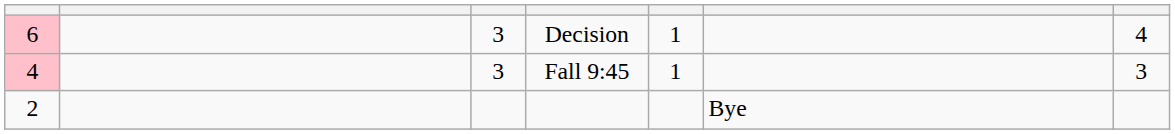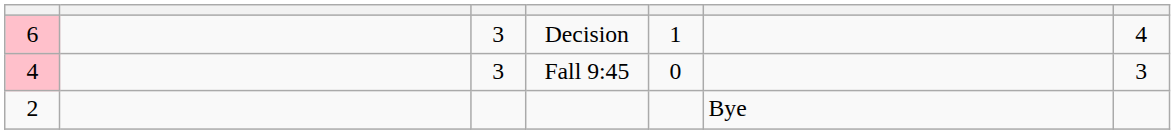(675, 71) 1 -> (675, 71) 0
